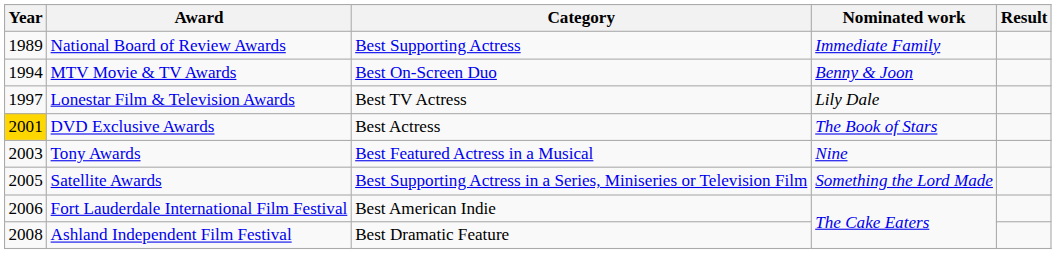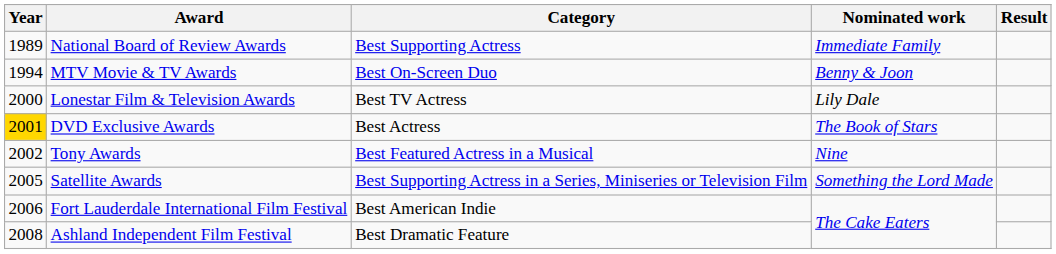(26, 99) 1997 -> (26, 99) 2000
(26, 153) 2003 -> (26, 153) 2002
